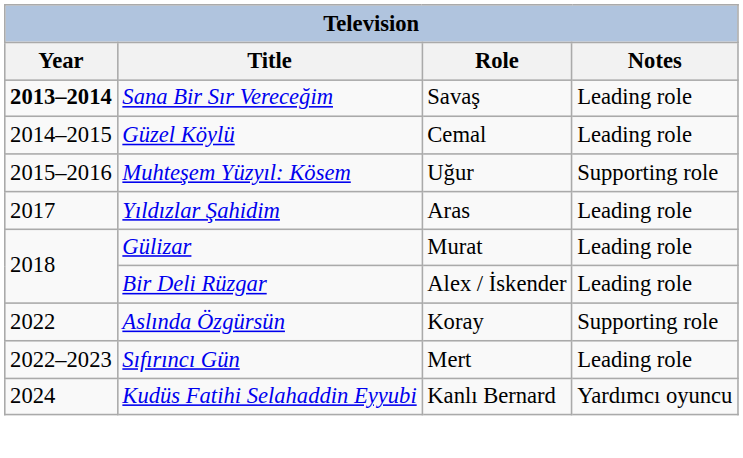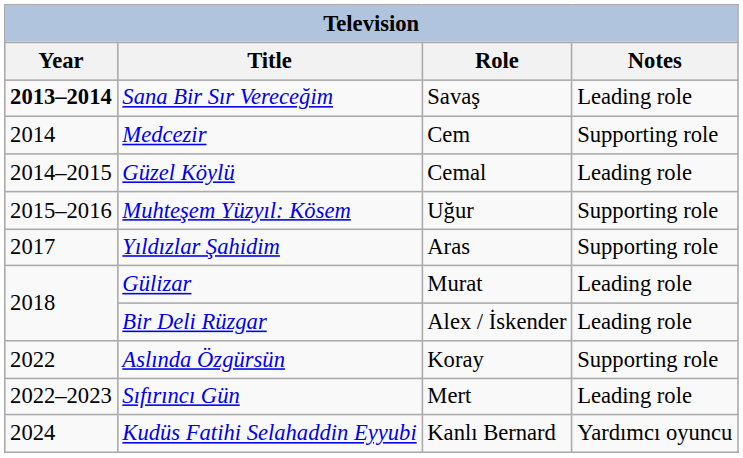+ row: (164, 135)
(635, 209) Leading role -> (648, 247) Supporting role
